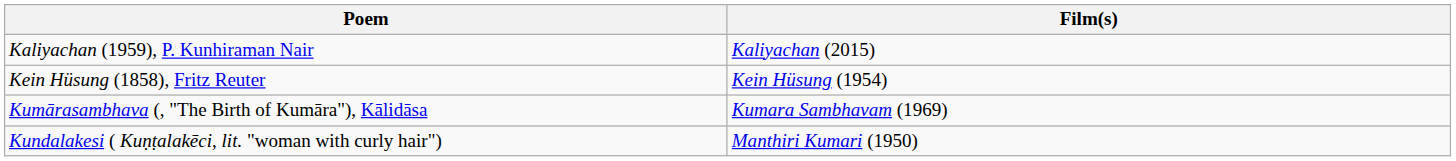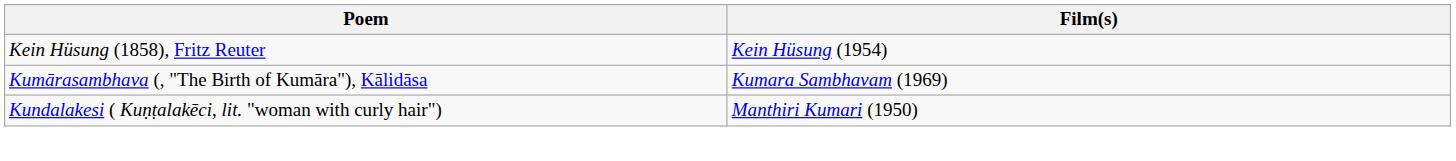- row: (161, 49)
